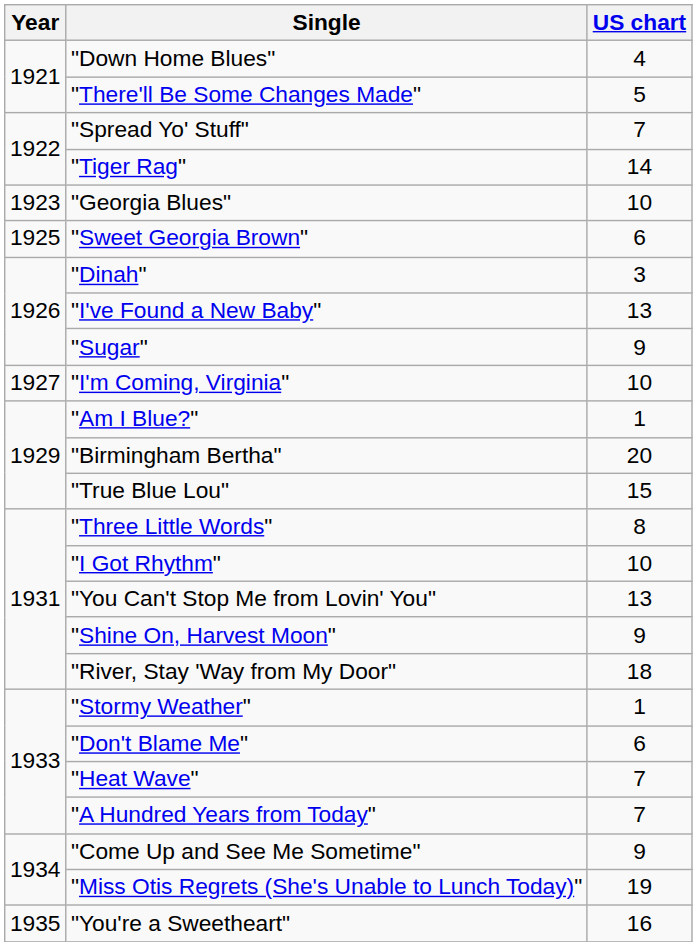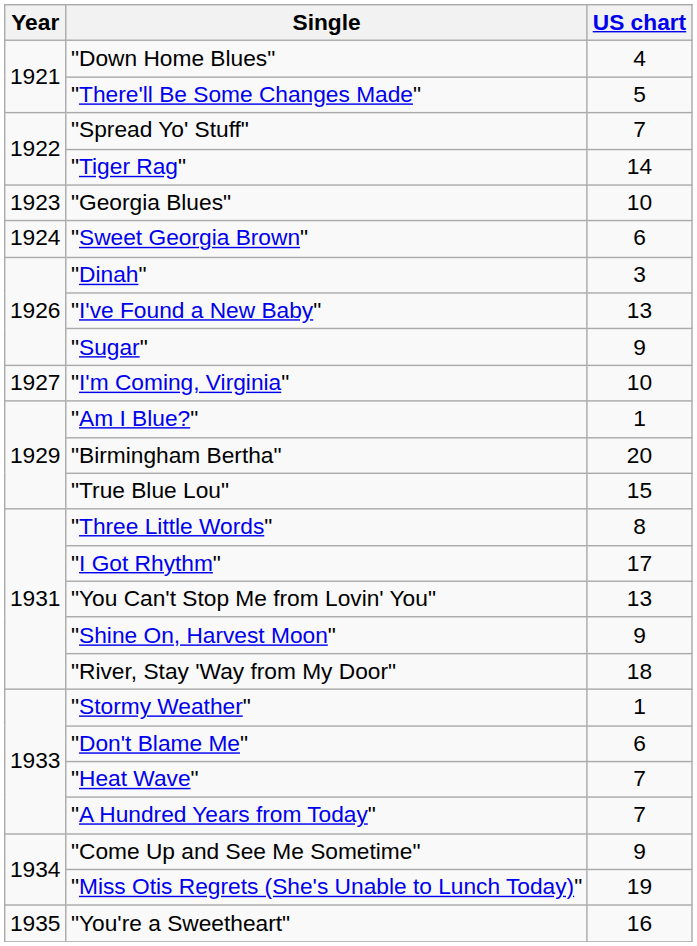(35, 238) 1925 -> (35, 238) 1924
(639, 563) 10 -> (639, 563) 17
